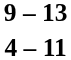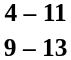rows swapped: (36, 48) <-> (36, 13)
